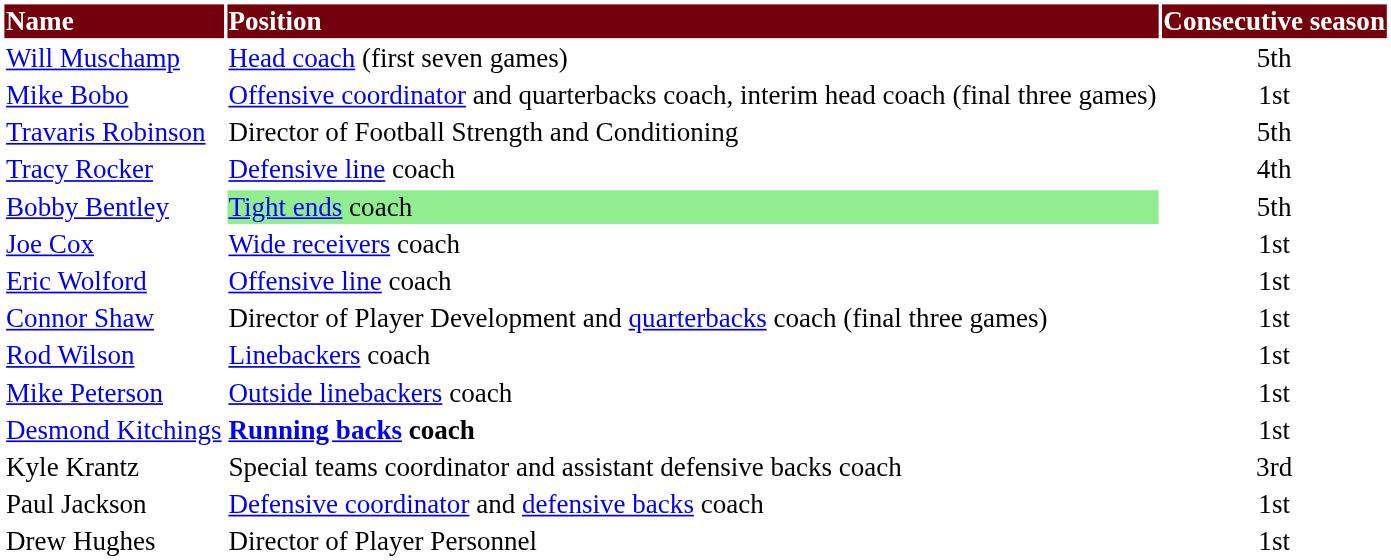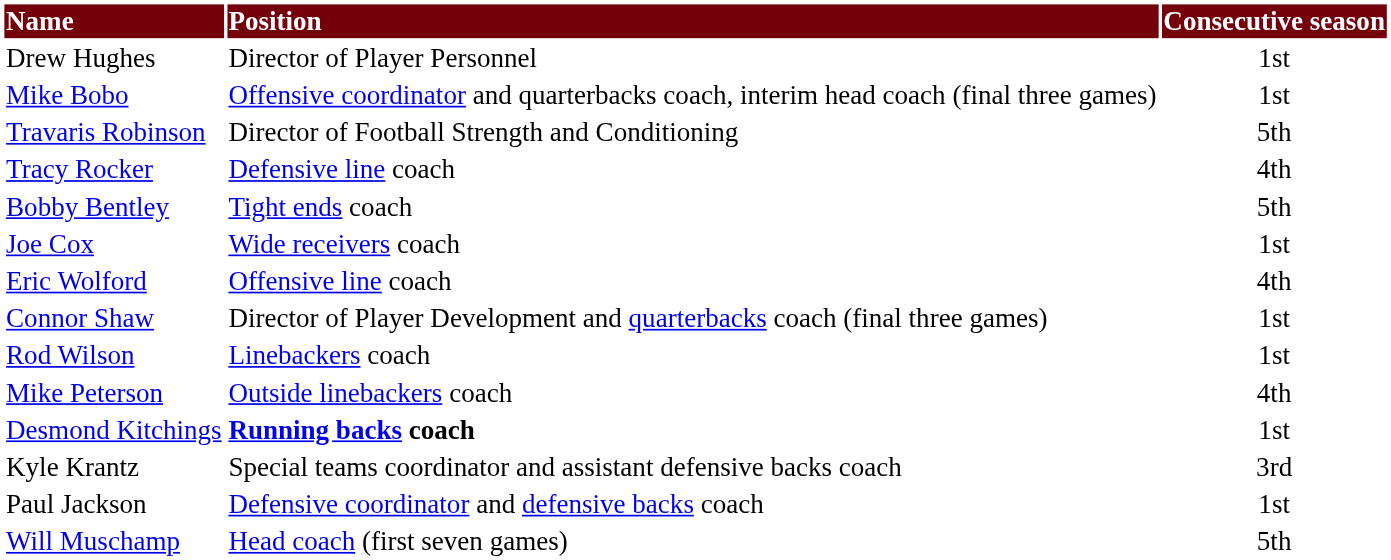rows swapped: (93, 58) <-> (81, 541)
(320, 206) lightgreen background -> (320, 206) no background
(1274, 281) 1st -> (1274, 281) 4th
(1274, 392) 1st -> (1274, 392) 4th
